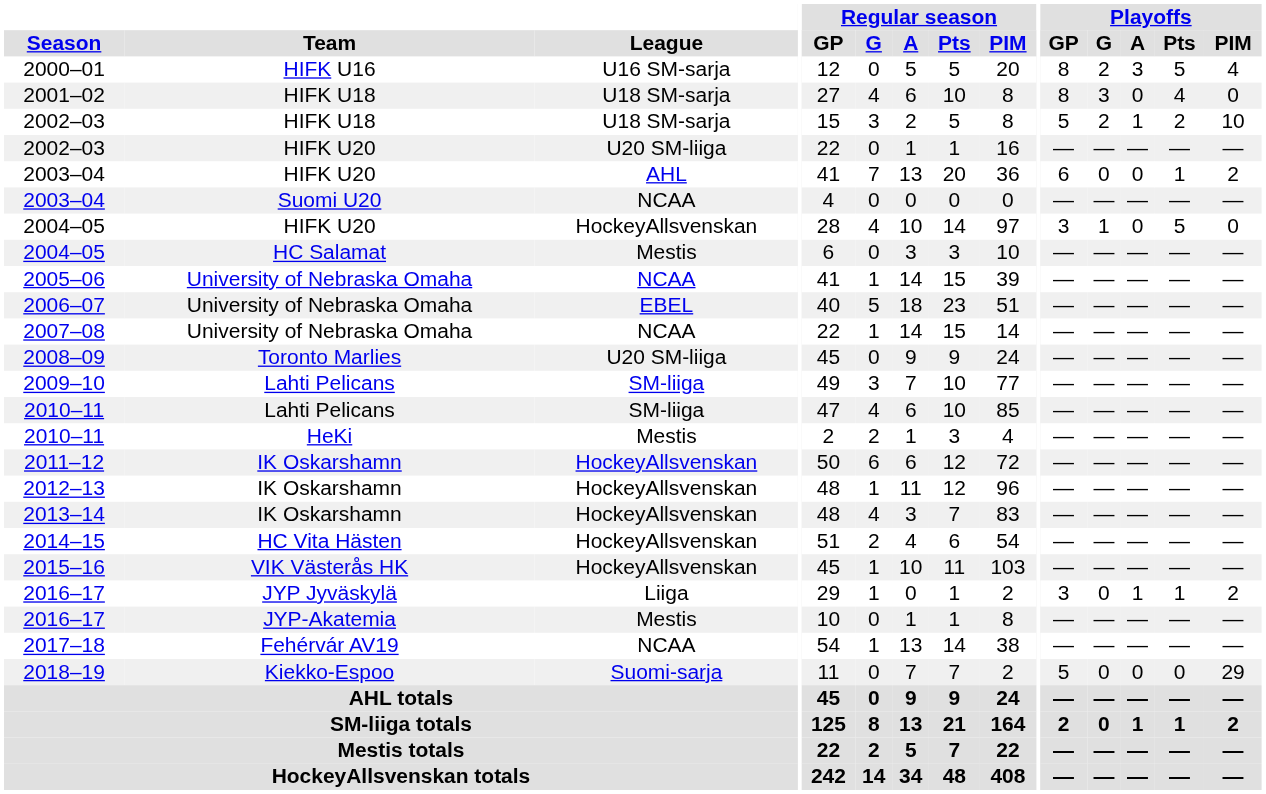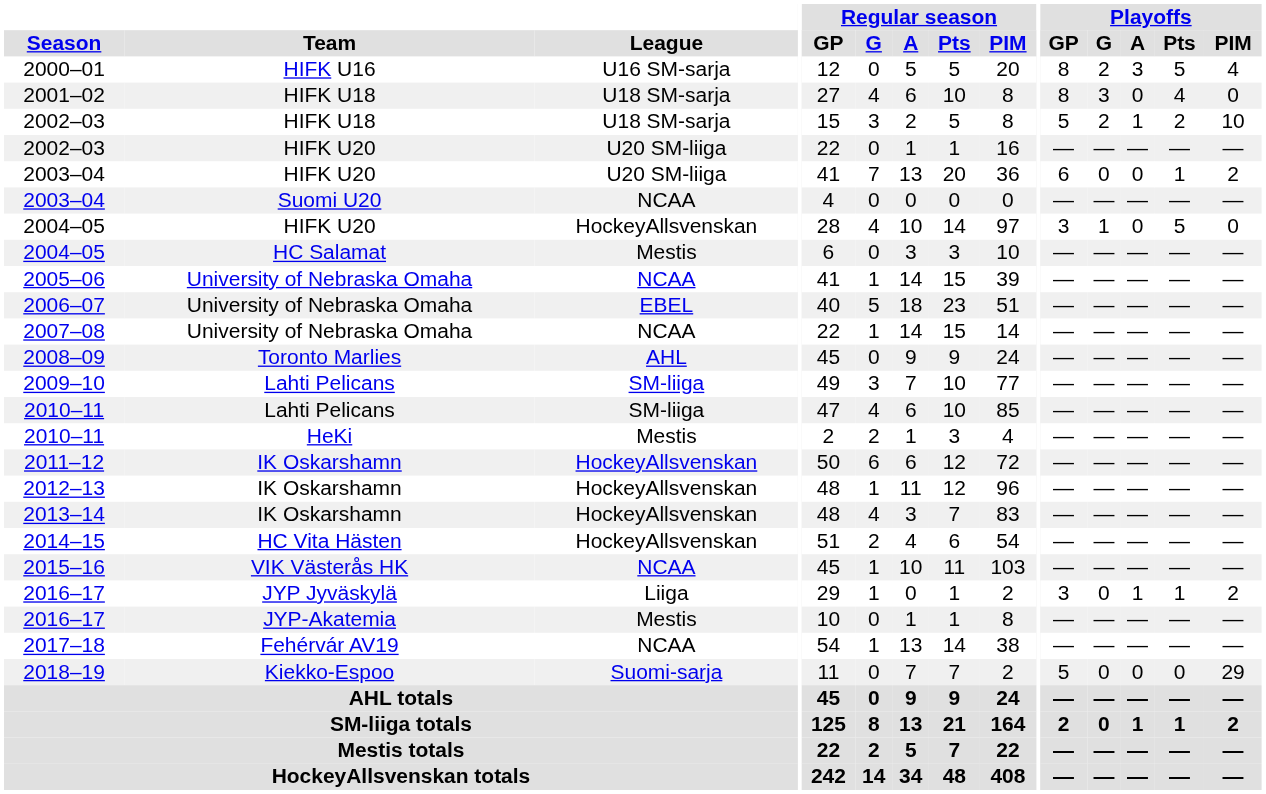(666, 174) AHL -> (666, 174) U20 SM-liiga
(666, 357) U20 SM-liiga -> (666, 357) AHL
(666, 567) HockeyAllsvenskan -> (666, 567) NCAA
